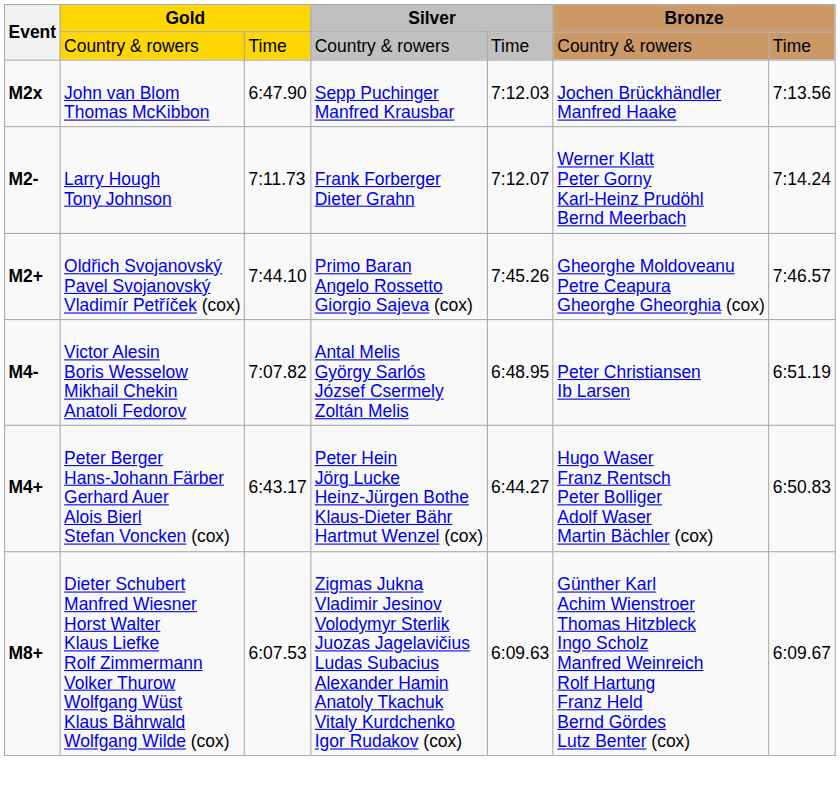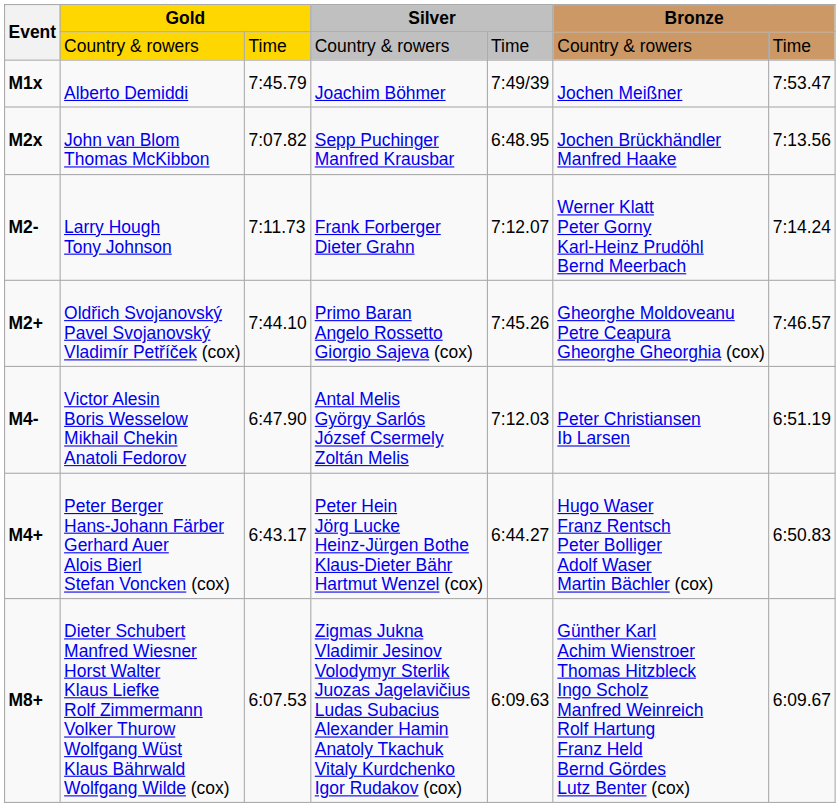+ row: (126, 93)
(278, 93) 6:47.90 -> (278, 140) 7:07.82
(520, 93) 7:12.03 -> (520, 140) 6:48.95
(278, 372) 7:07.82 -> (278, 419) 6:47.90
(520, 372) 6:48.95 -> (520, 419) 7:12.03
